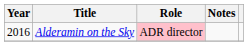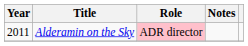(19, 31) 2016 -> (18, 31) 2011
